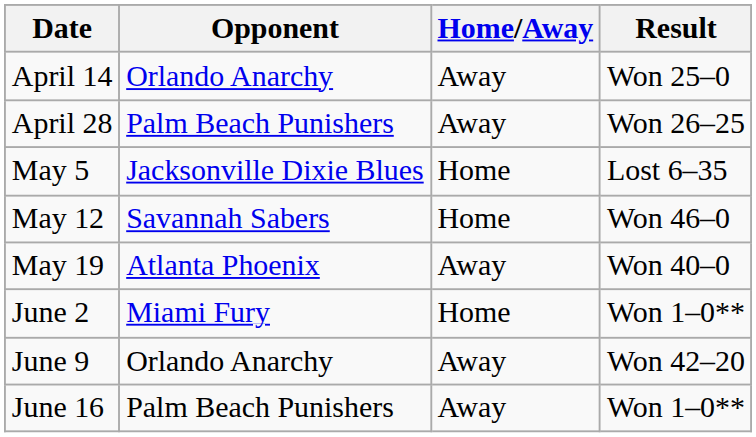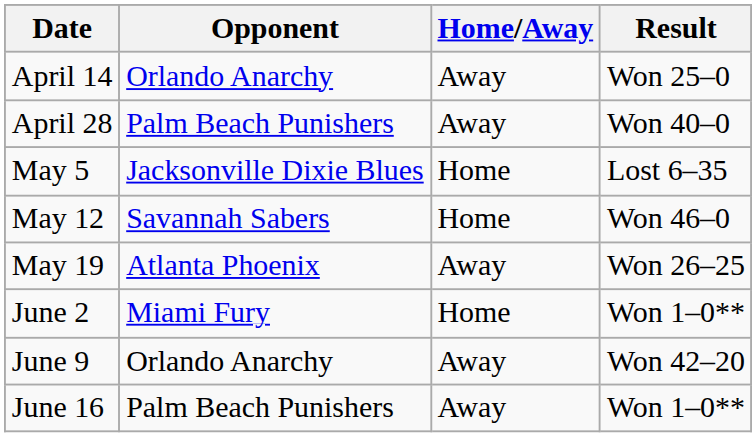(676, 123) Won 26–25 -> (669, 123) Won 40–0
(669, 265) Won 40–0 -> (676, 265) Won 26–25
